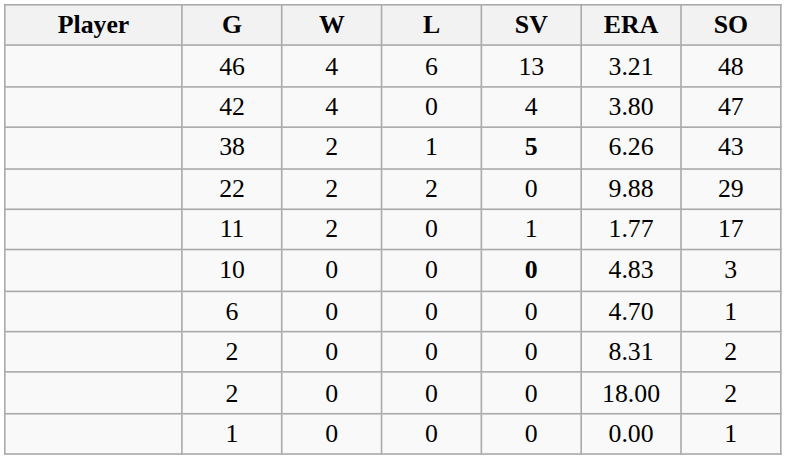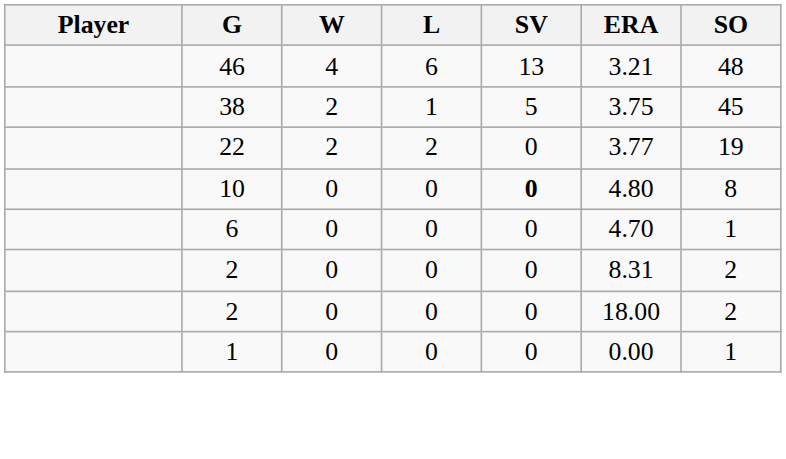- row: (232, 106)
(531, 147) bold -> (531, 106) normal
(631, 147) 6.26 -> (631, 106) 3.75
(731, 147) 43 -> (731, 106) 45
(631, 188) 9.88 -> (631, 147) 3.77
(731, 188) 29 -> (731, 147) 19
- row: (232, 229)
(631, 270) 4.83 -> (631, 188) 4.80
(731, 270) 3 -> (731, 188) 8
